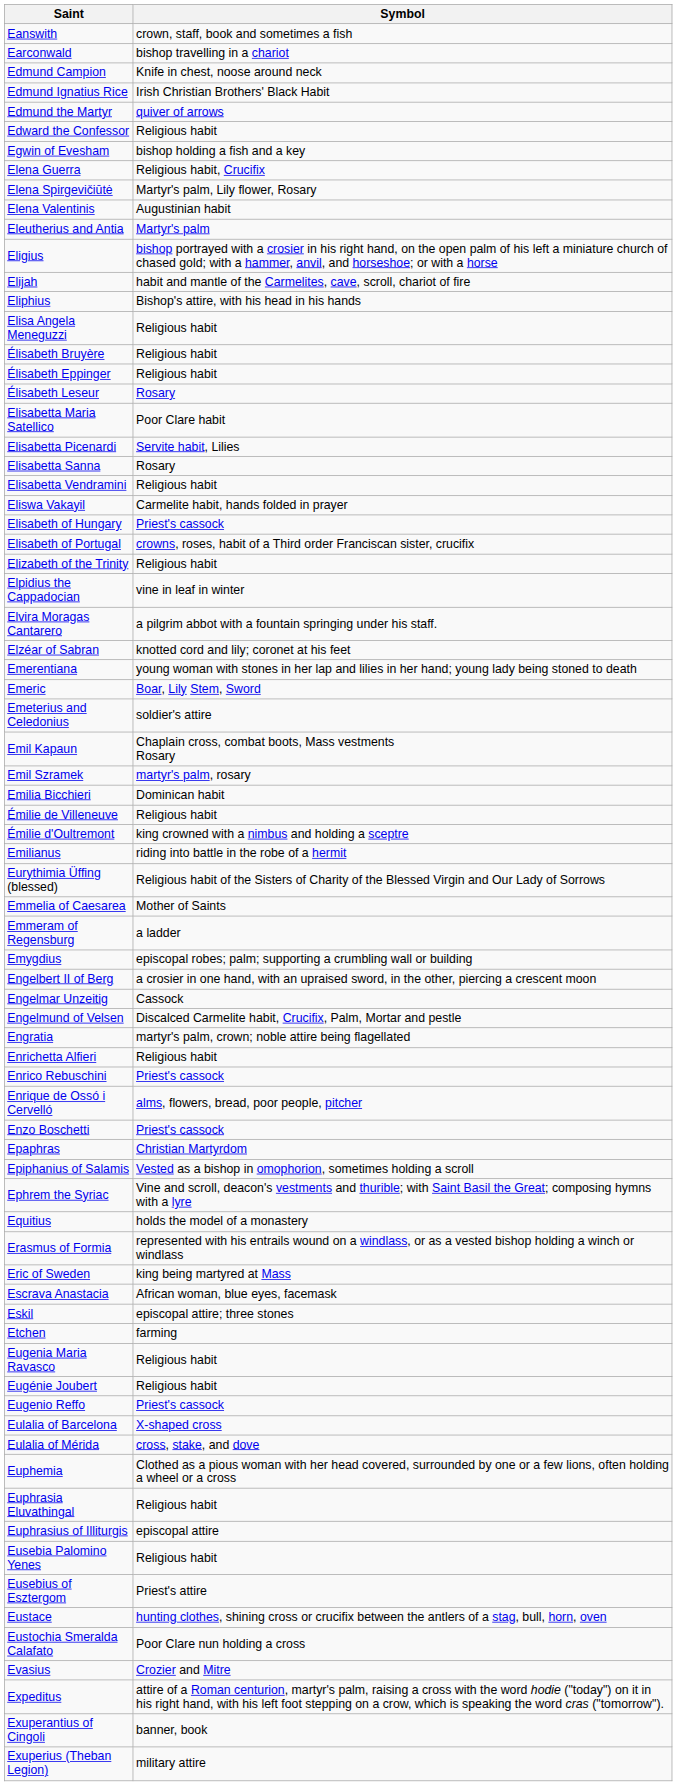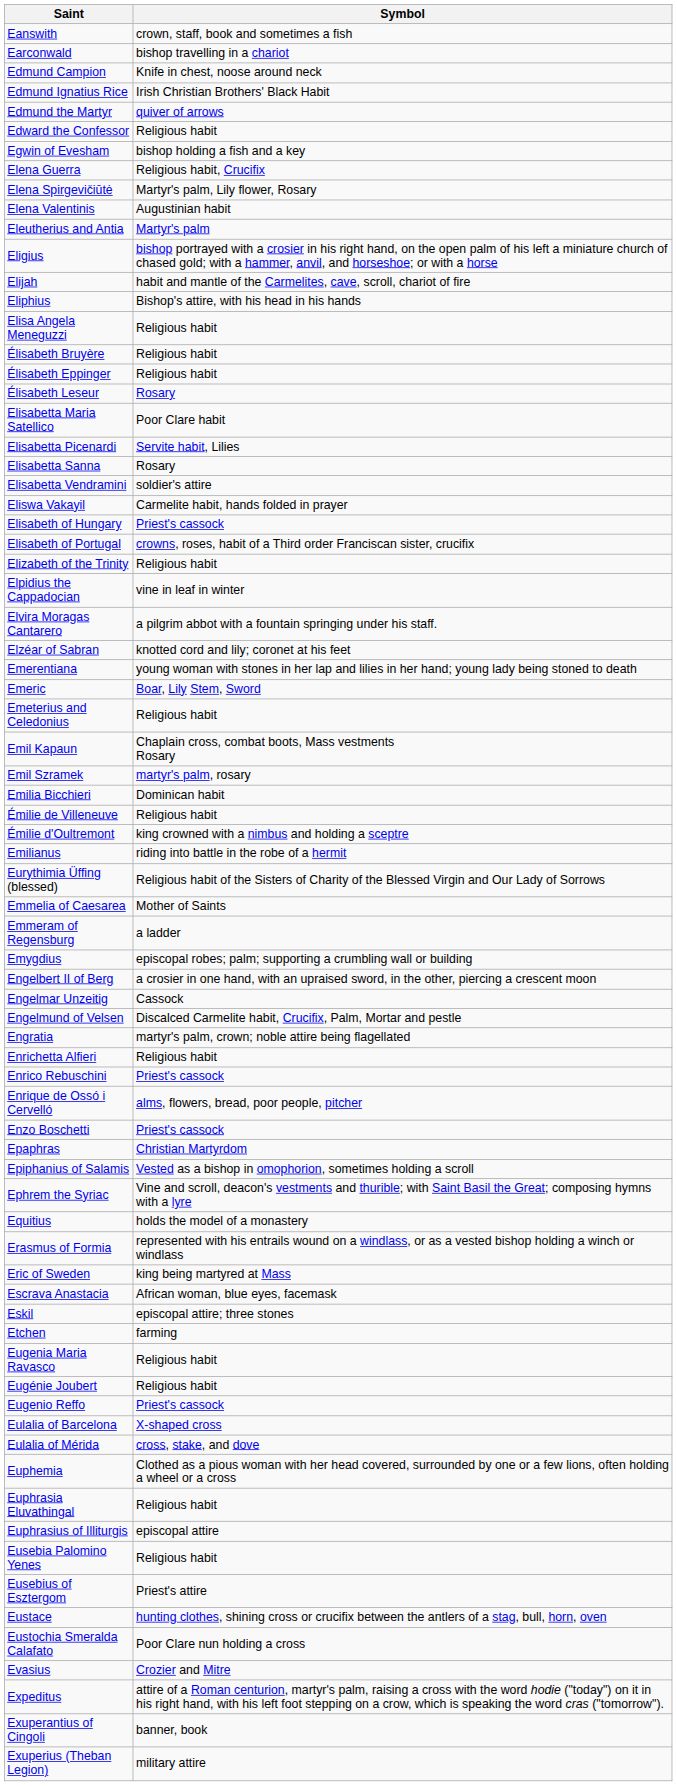(177, 485) Religious habit -> (174, 485) soldier's attire
(174, 715) soldier's attire -> (177, 715) Religious habit
